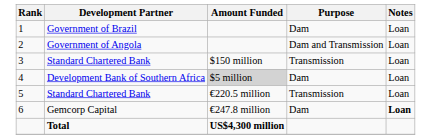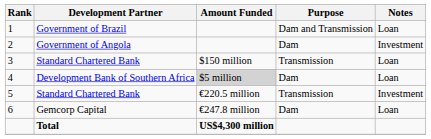(299, 28) Dam -> (326, 28) Dam and Transmission
(336, 45) Dam and Transmission -> (288, 45) Dam
(399, 45) Loan -> (400, 45) Investment
(399, 93) Loan -> (400, 93) Investment
(400, 110) bold -> (388, 110) normal
